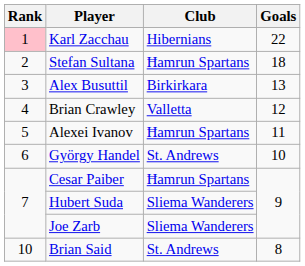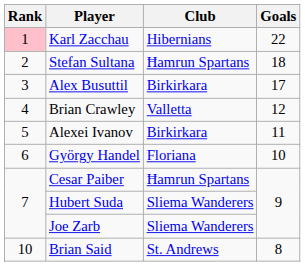(278, 86) 13 -> (278, 86) 17
(198, 132) Ħamrun Spartans -> (177, 132) Birkirkara
(183, 156) St. Andrews -> (171, 156) Floriana
